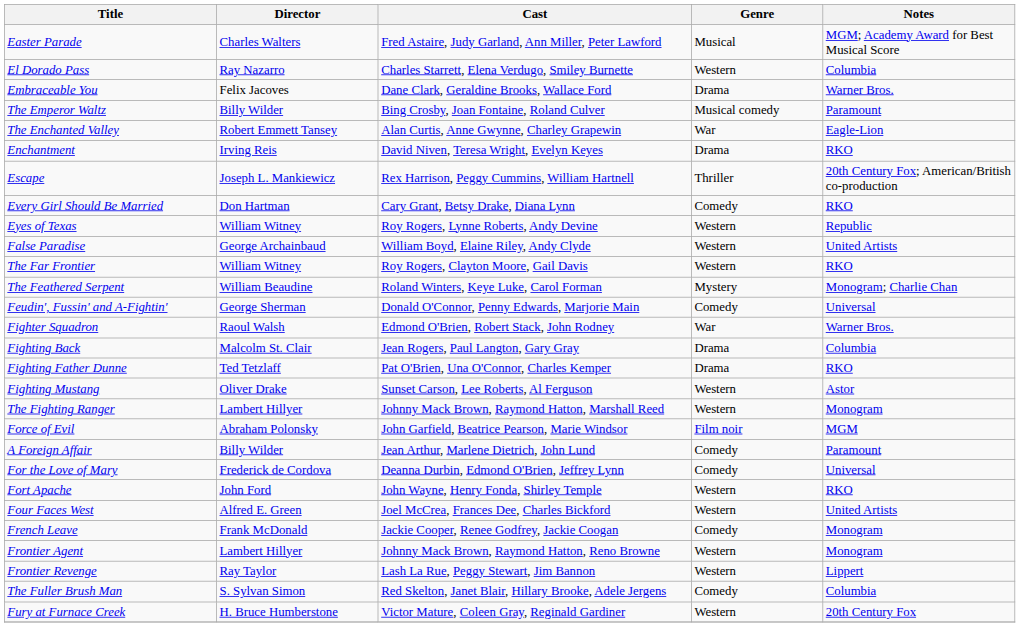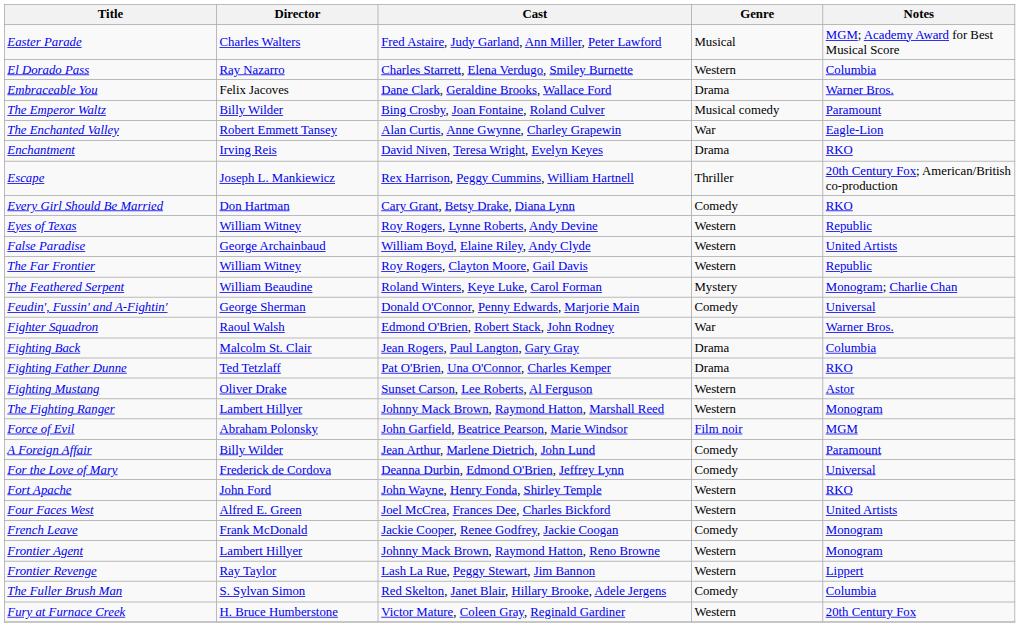(839, 266) RKO -> (849, 266) Republic
